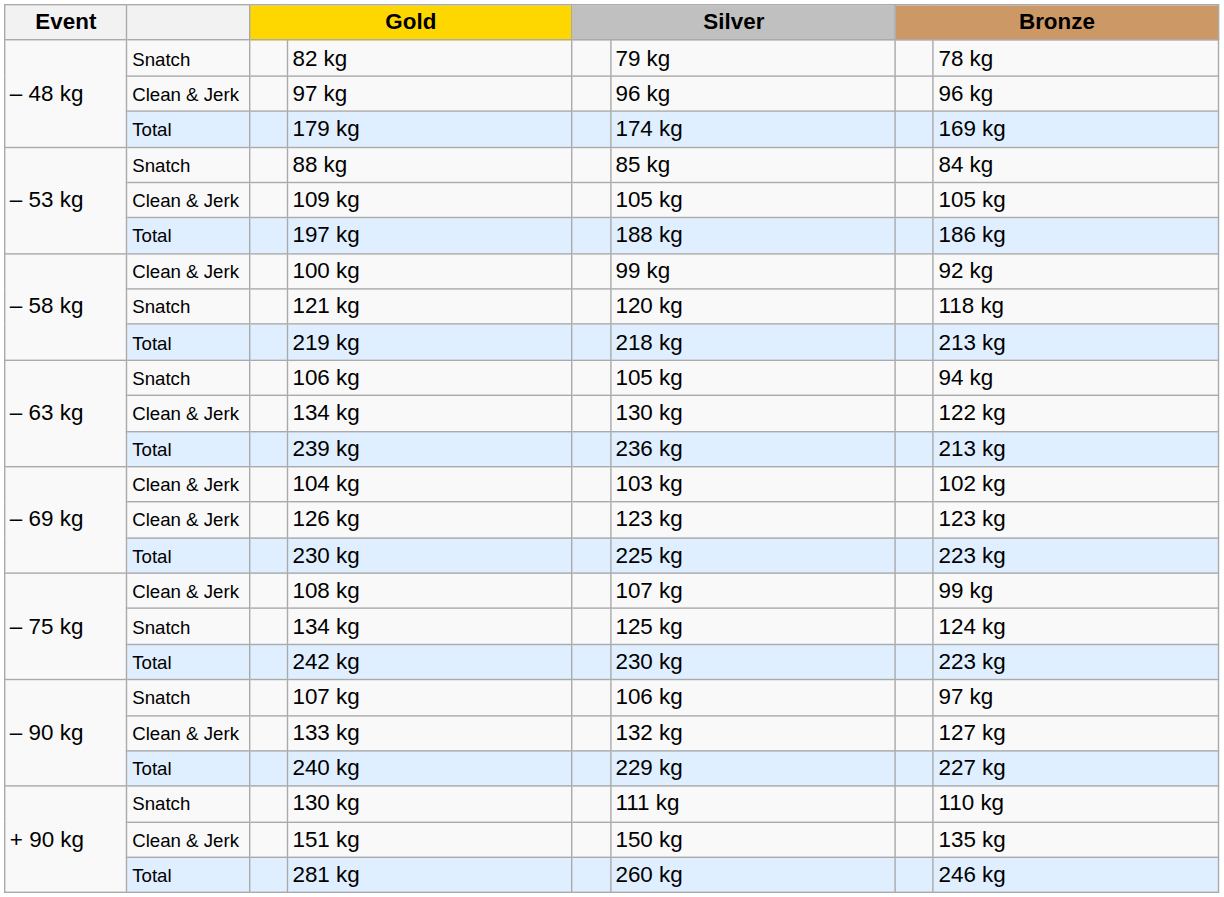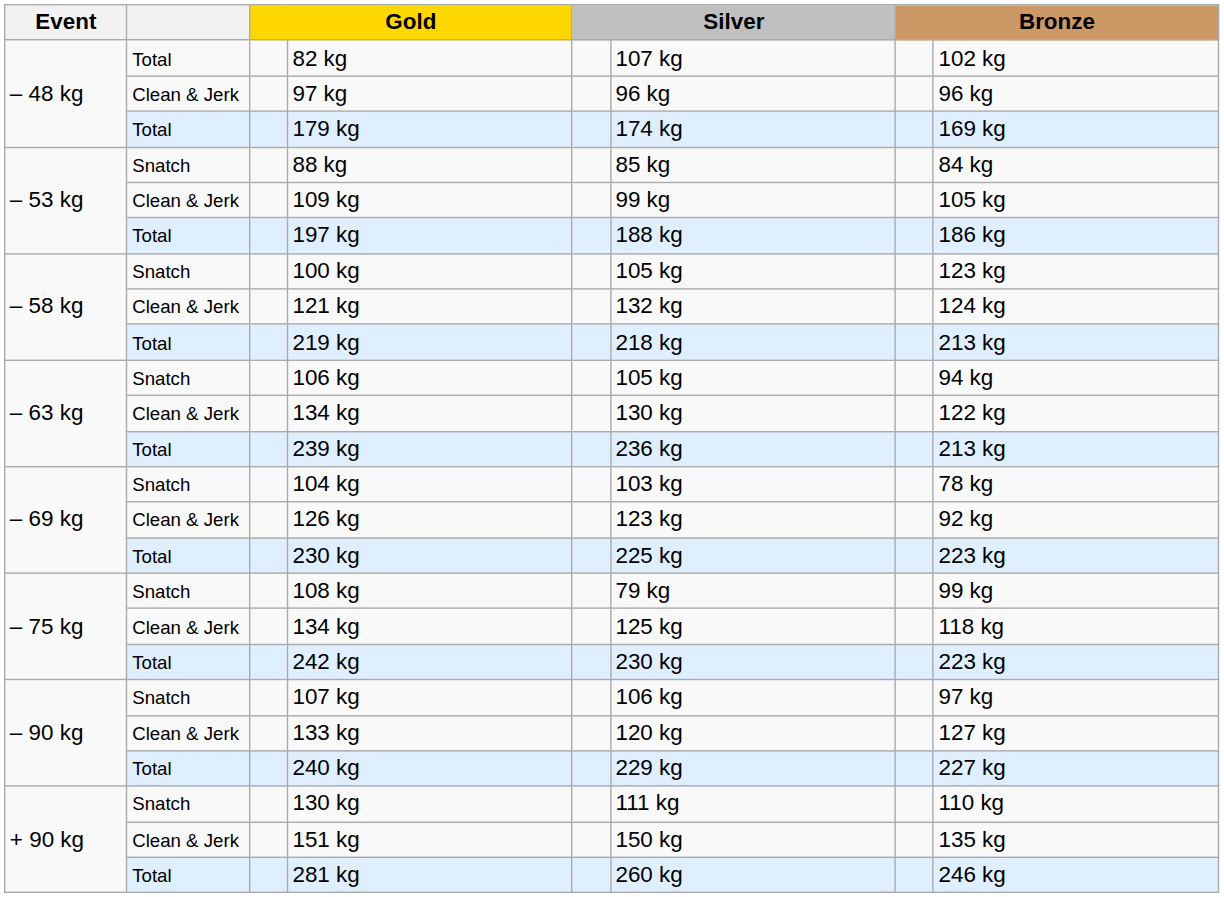(161, 59) Snatch -> (152, 59) Total
(643, 57) 79 kg -> (649, 57) 107 kg
(966, 57) 78 kg -> (972, 57) 102 kg
(649, 199) 105 kg -> (643, 199) 99 kg
(186, 272) Clean & Jerk -> (161, 272) Snatch
(643, 270) 99 kg -> (649, 270) 105 kg
(966, 270) 92 kg -> (972, 270) 123 kg
(161, 307) Snatch -> (186, 307) Clean & Jerk
(649, 306) 120 kg -> (649, 306) 132 kg
(971, 306) 118 kg -> (972, 306) 124 kg
(186, 485) Clean & Jerk -> (161, 485) Snatch
(972, 484) 102 kg -> (966, 484) 78 kg
(972, 519) 123 kg -> (966, 519) 92 kg
(186, 592) Clean & Jerk -> (161, 592) Snatch
(649, 590) 107 kg -> (643, 590) 79 kg
(161, 627) Snatch -> (186, 627) Clean & Jerk
(972, 626) 124 kg -> (971, 626) 118 kg
(649, 732) 132 kg -> (649, 732) 120 kg
